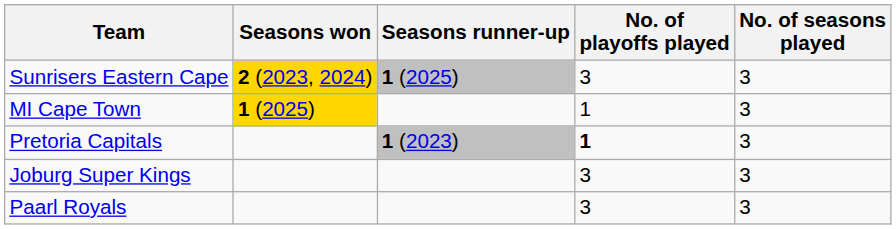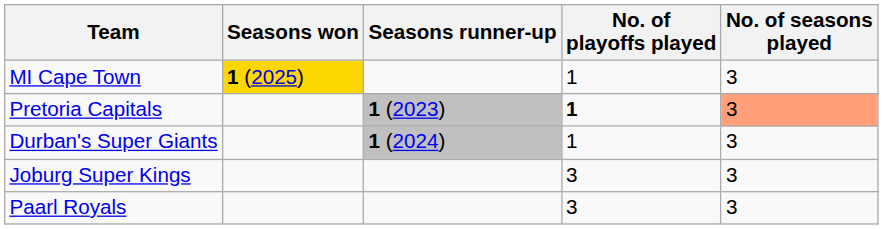- row: (119, 76)
(745, 142) no background -> (732, 109) lightsalmon background
+ row: (113, 142)
